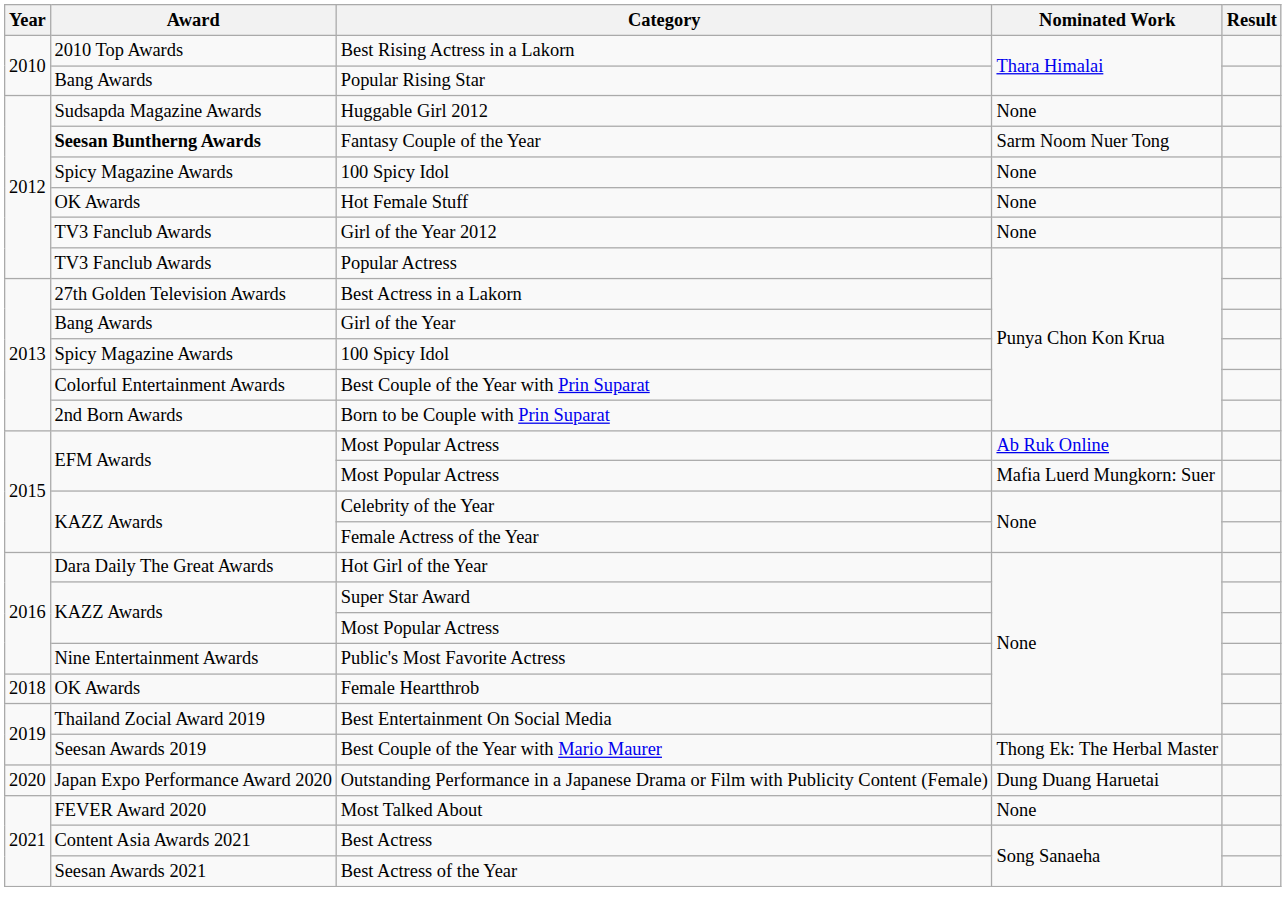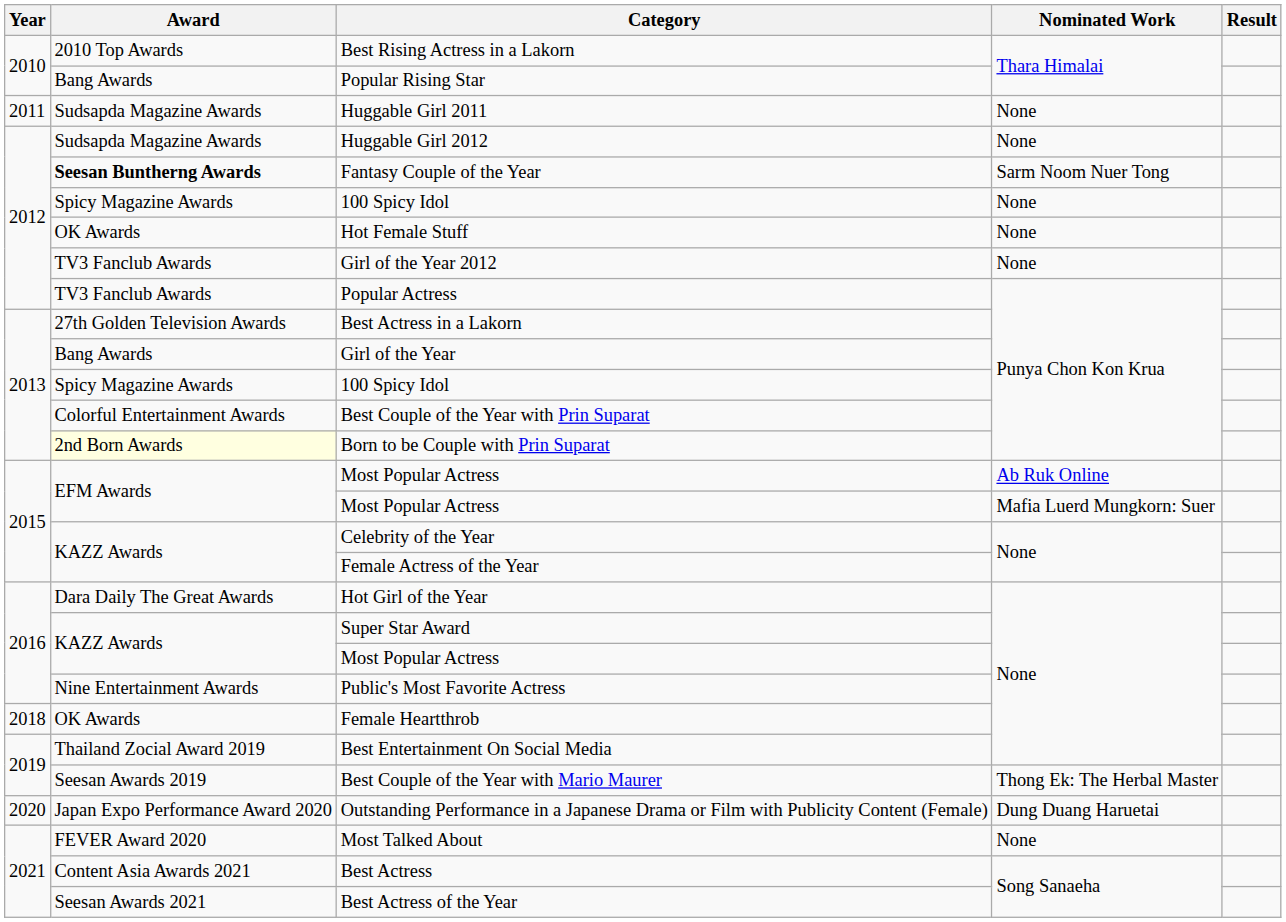+ row: (414, 111)
(119, 415) no background -> (119, 445) lightyellow background
